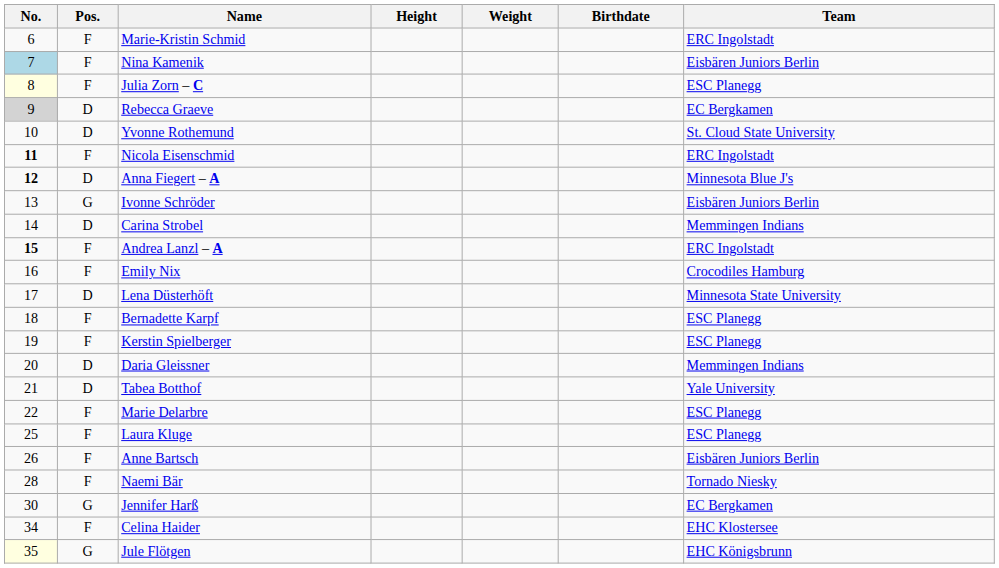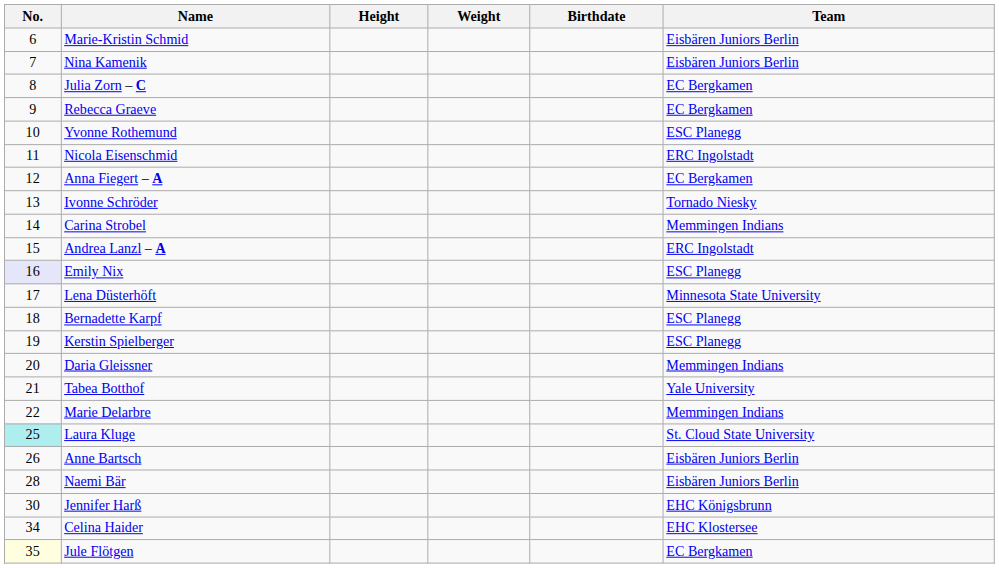- column: (88, 16)
(730, 39) ERC Ingolstadt -> (733, 39) Eisbären Juniors Berlin
(31, 63) lightblue background -> (33, 63) no background
(31, 86) lightyellow background -> (33, 86) no background
(724, 86) ESC Planegg -> (709, 86) EC Bergkamen
(31, 109) lightgrey background -> (33, 109) no background
(761, 132) St. Cloud State University -> (704, 132) ESC Planegg
(31, 156) bold -> (33, 156) normal
(31, 179) bold -> (33, 179) normal
(740, 179) Minnesota Blue J's -> (709, 179) EC Bergkamen
(753, 202) Eisbären Juniors Berlin -> (711, 202) Tornado Niesky
(31, 249) bold -> (33, 249) normal
(31, 272) no background -> (33, 272) lavender background
(745, 272) Crocodiles Hamburg -> (704, 272) ESC Planegg
(724, 412) ESC Planegg -> (725, 412) Memmingen Indians
(31, 435) no background -> (33, 435) paleturquoise background
(724, 435) ESC Planegg -> (740, 435) St. Cloud State University
(732, 482) Tornado Niesky -> (733, 482) Eisbären Juniors Berlin
(730, 505) EC Bergkamen -> (719, 505) EHC Königsbrunn
(739, 551) EHC Königsbrunn -> (709, 551) EC Bergkamen
